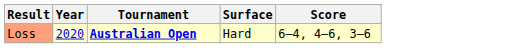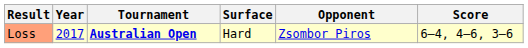+ column: (347, 14)
(70, 33) 2020 -> (70, 33) 2017
